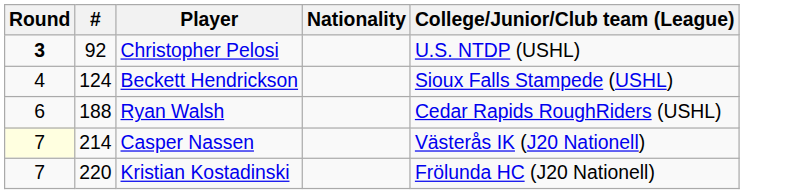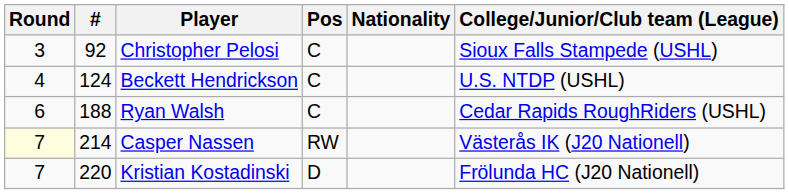+ column: (325, 19)
(40, 50) bold -> (40, 50) normal
(498, 50) U.S. NTDP (USHL) -> (588, 50) Sioux Falls Stampede (USHL)
(544, 81) Sioux Falls Stampede (USHL) -> (542, 81) U.S. NTDP (USHL)
